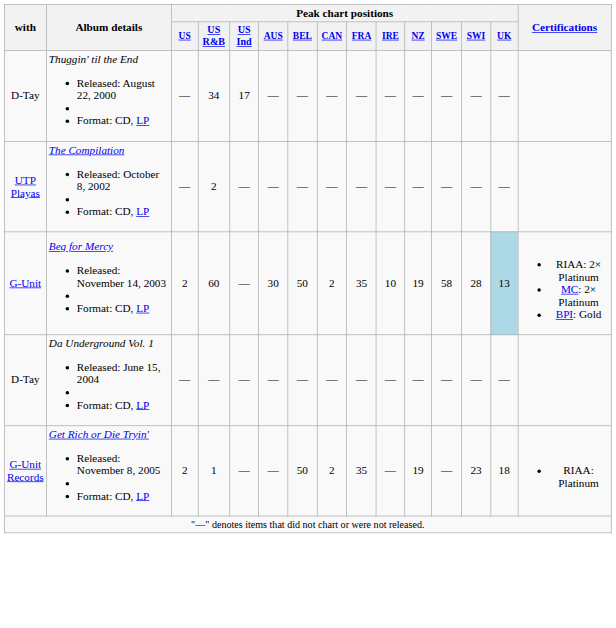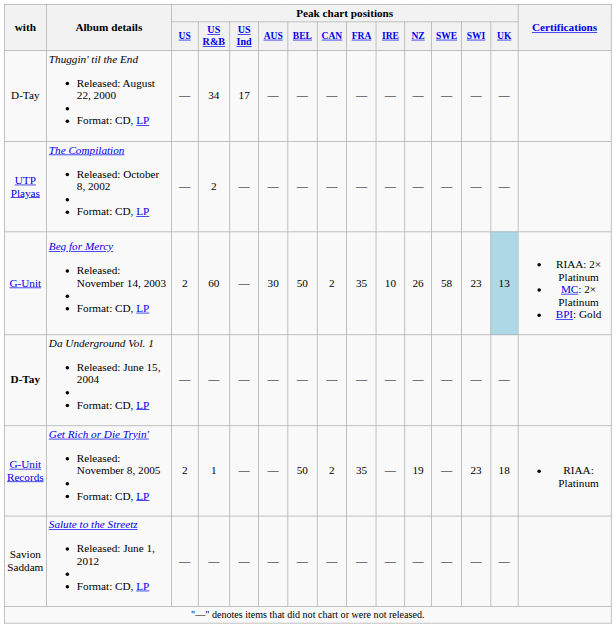(418, 283) 19 -> (418, 283) 26
(476, 283) 28 -> (476, 283) 23
(25, 380) normal -> (25, 380) bold
+ row: (109, 556)
